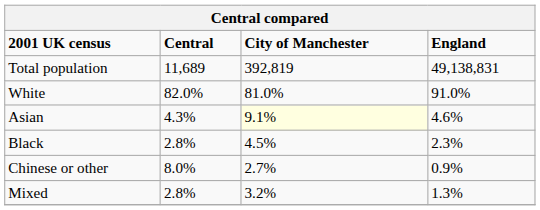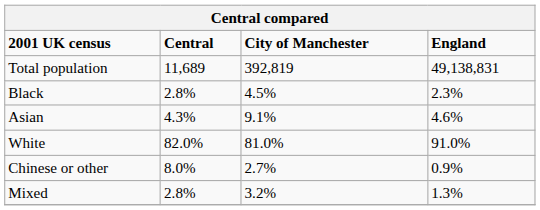rows swapped: (27, 92) <-> (26, 142)
(260, 117) lightyellow background -> (260, 117) no background
